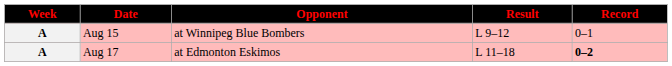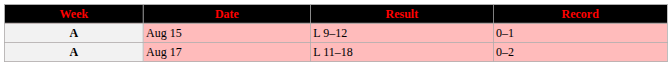- column: (322, 14)
(584, 52) bold -> (505, 52) normal
